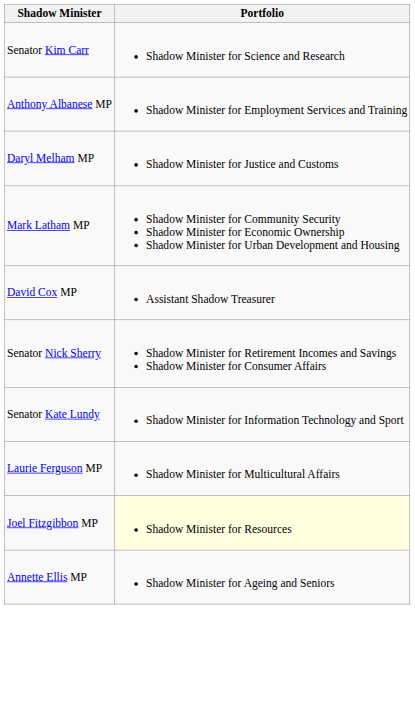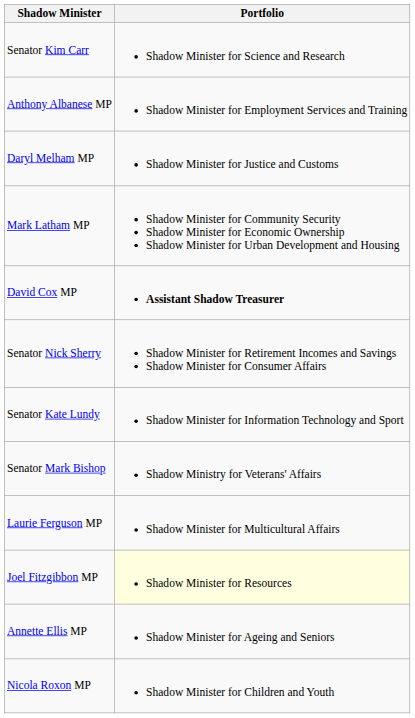(262, 299) normal -> (262, 299) bold
+ row: (56, 468)
+ row: (49, 685)
